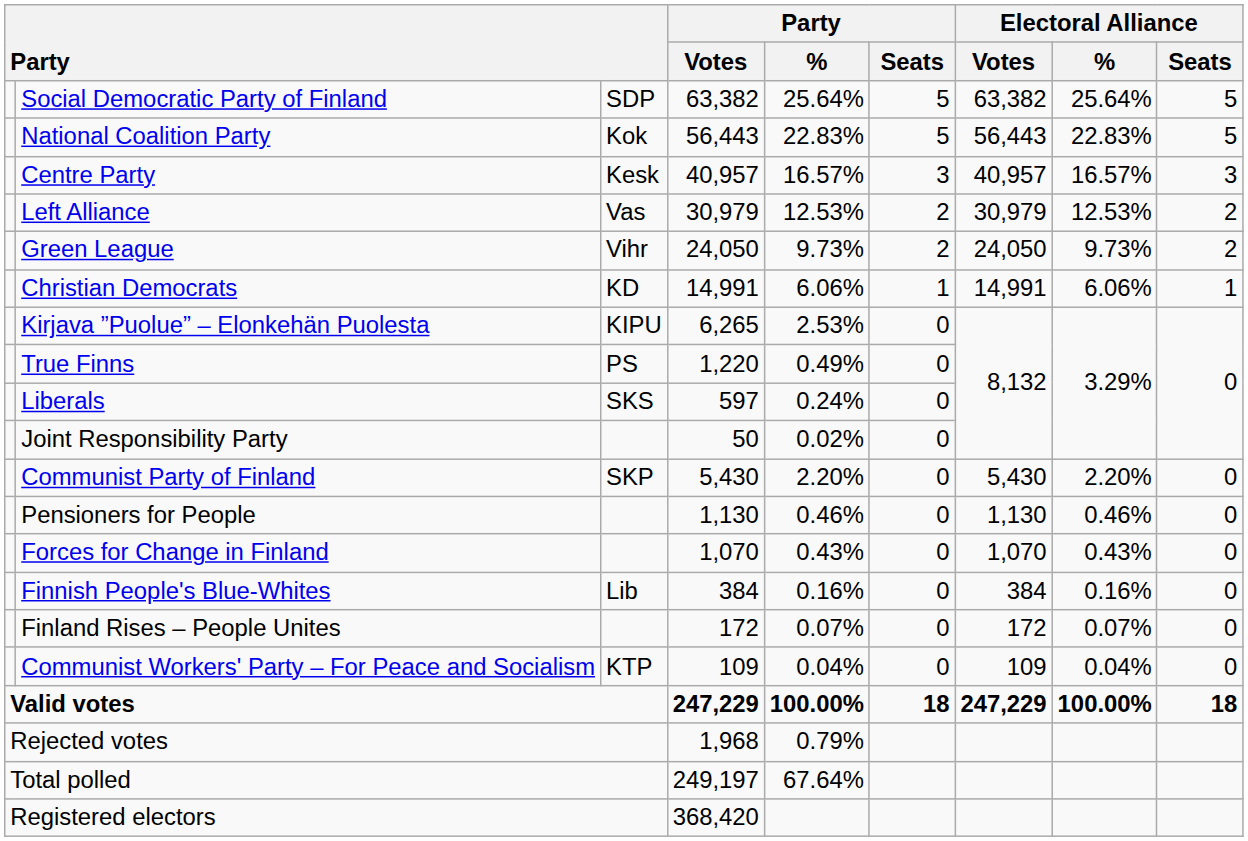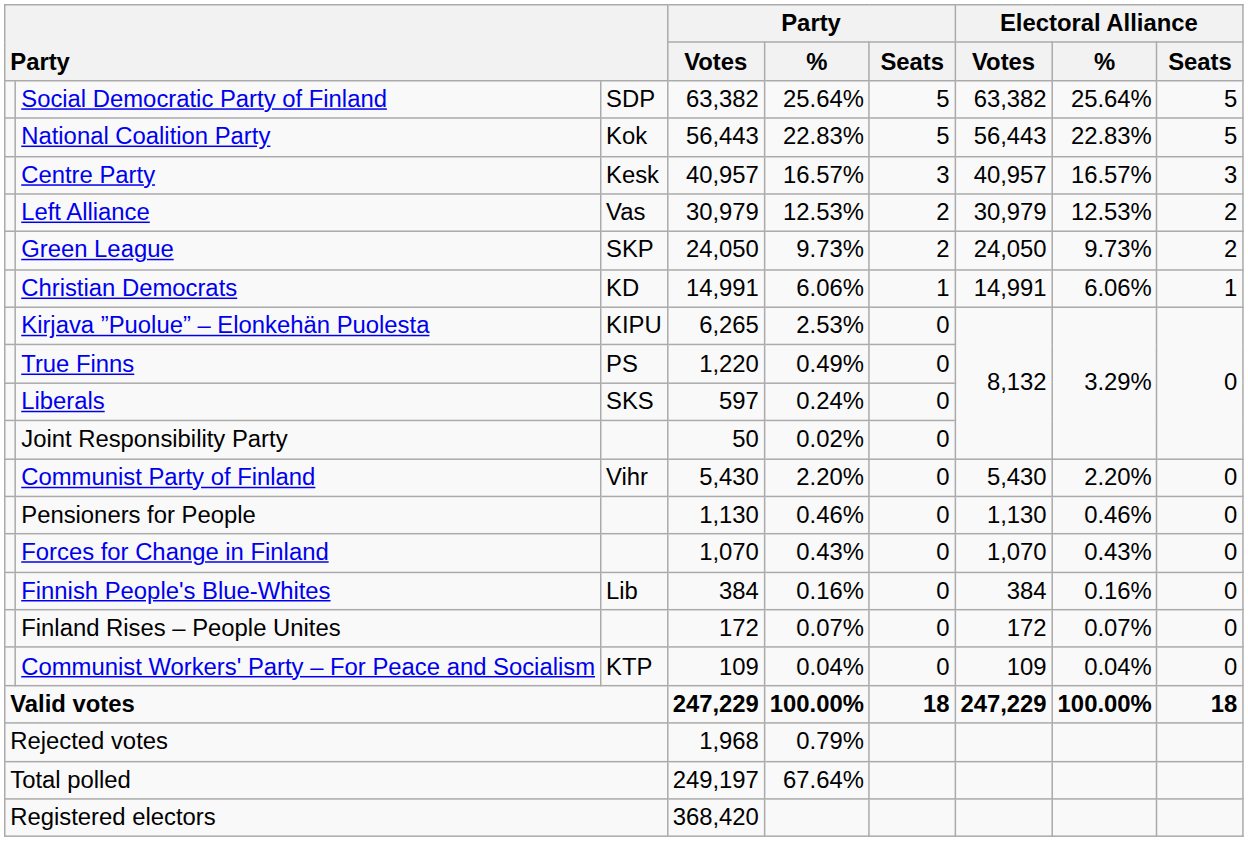(627, 250) Vihr -> (630, 250) SKP
(630, 477) SKP -> (627, 477) Vihr
